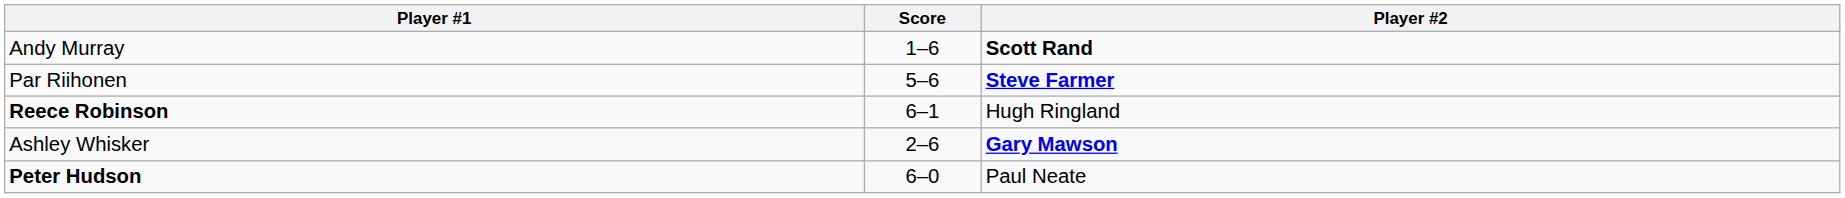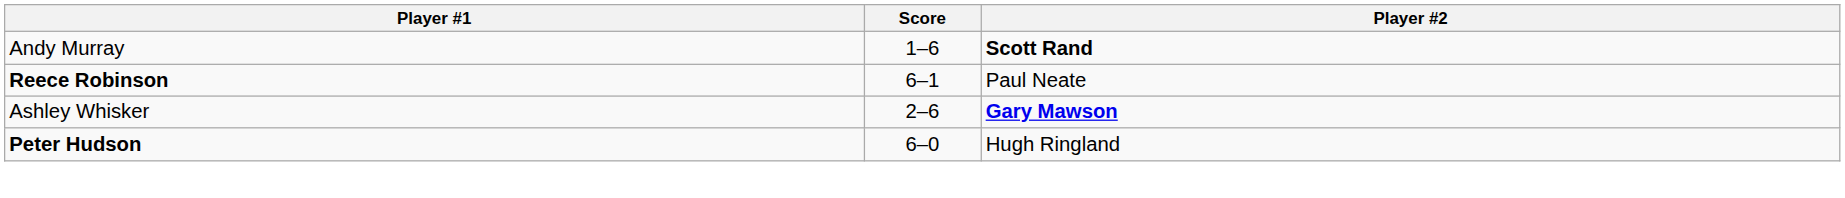- row: (68, 79)
(1053, 112) Hugh Ringland -> (1036, 79) Paul Neate
(1036, 176) Paul Neate -> (1053, 144) Hugh Ringland
